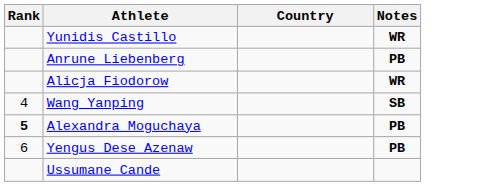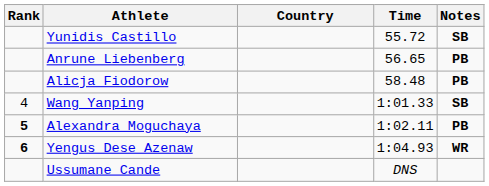+ column: (405, 16)
(397, 38) WR -> (460, 38) SB
(397, 82) WR -> (460, 82) PB
(24, 148) normal -> (24, 148) bold
(397, 148) PB -> (460, 148) WR
